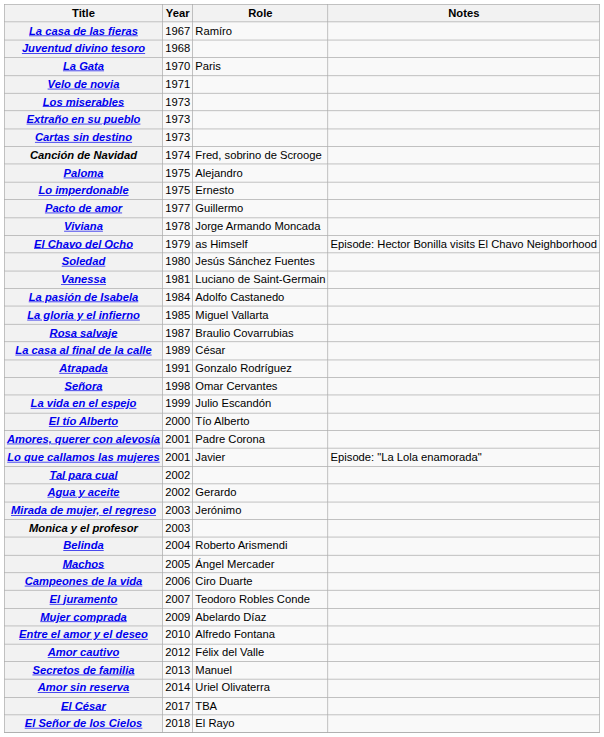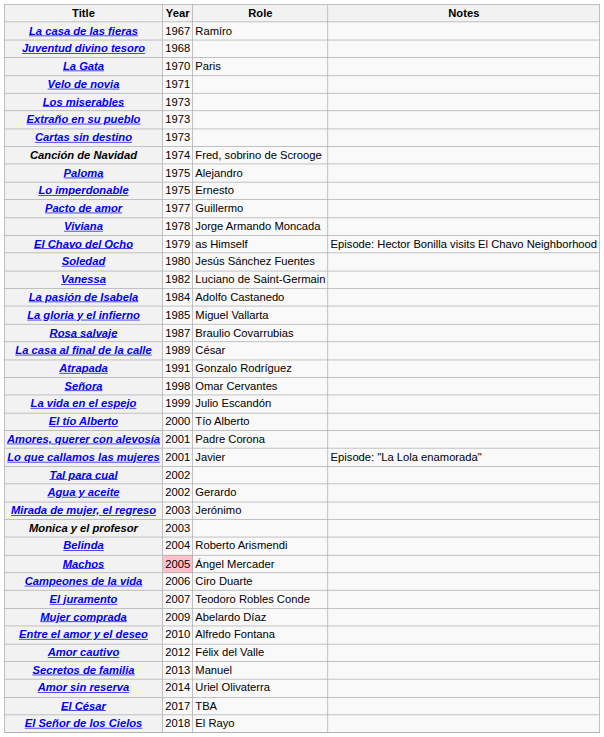(178, 279) 1981 -> (178, 279) 1982
(178, 564) no background -> (178, 564) pink background
